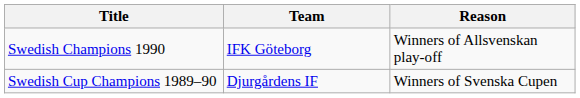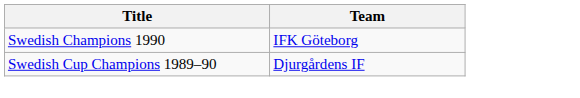- column: (483, 16)
